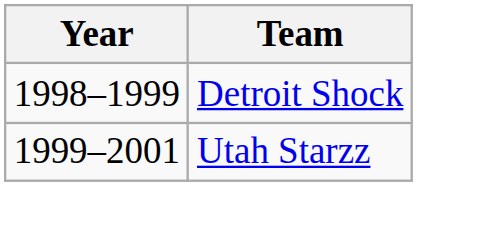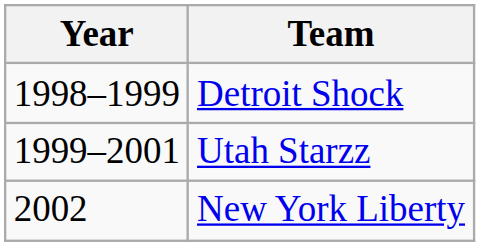+ row: (331, 209)
